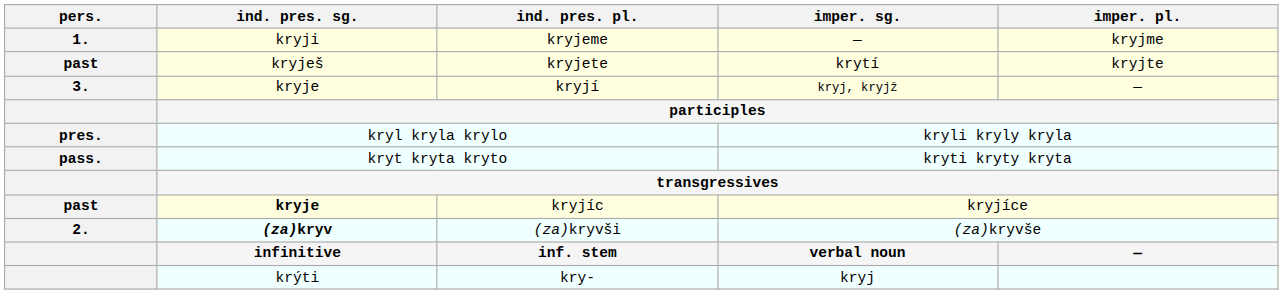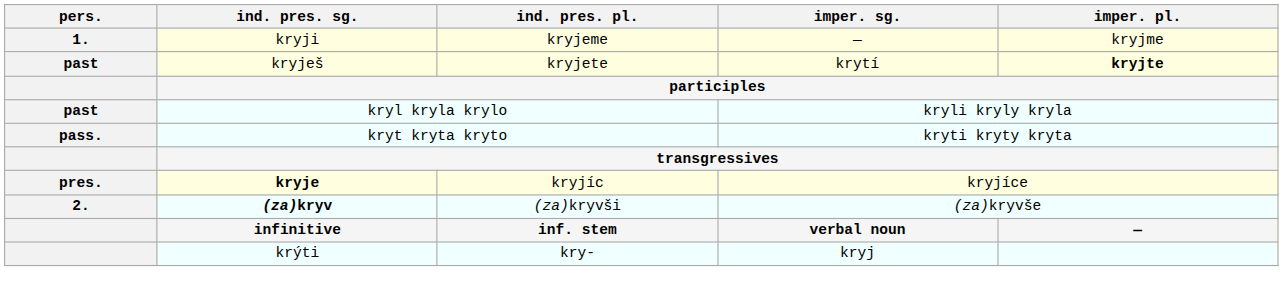(1138, 64) normal -> (1138, 64) bold
- row: (577, 88)
(81, 135) pres. -> (81, 111) past
(81, 206) past -> (81, 183) pres.
